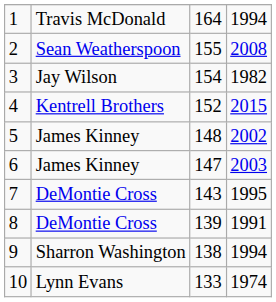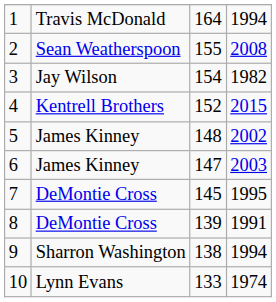(208, 194) 143 -> (208, 194) 145
